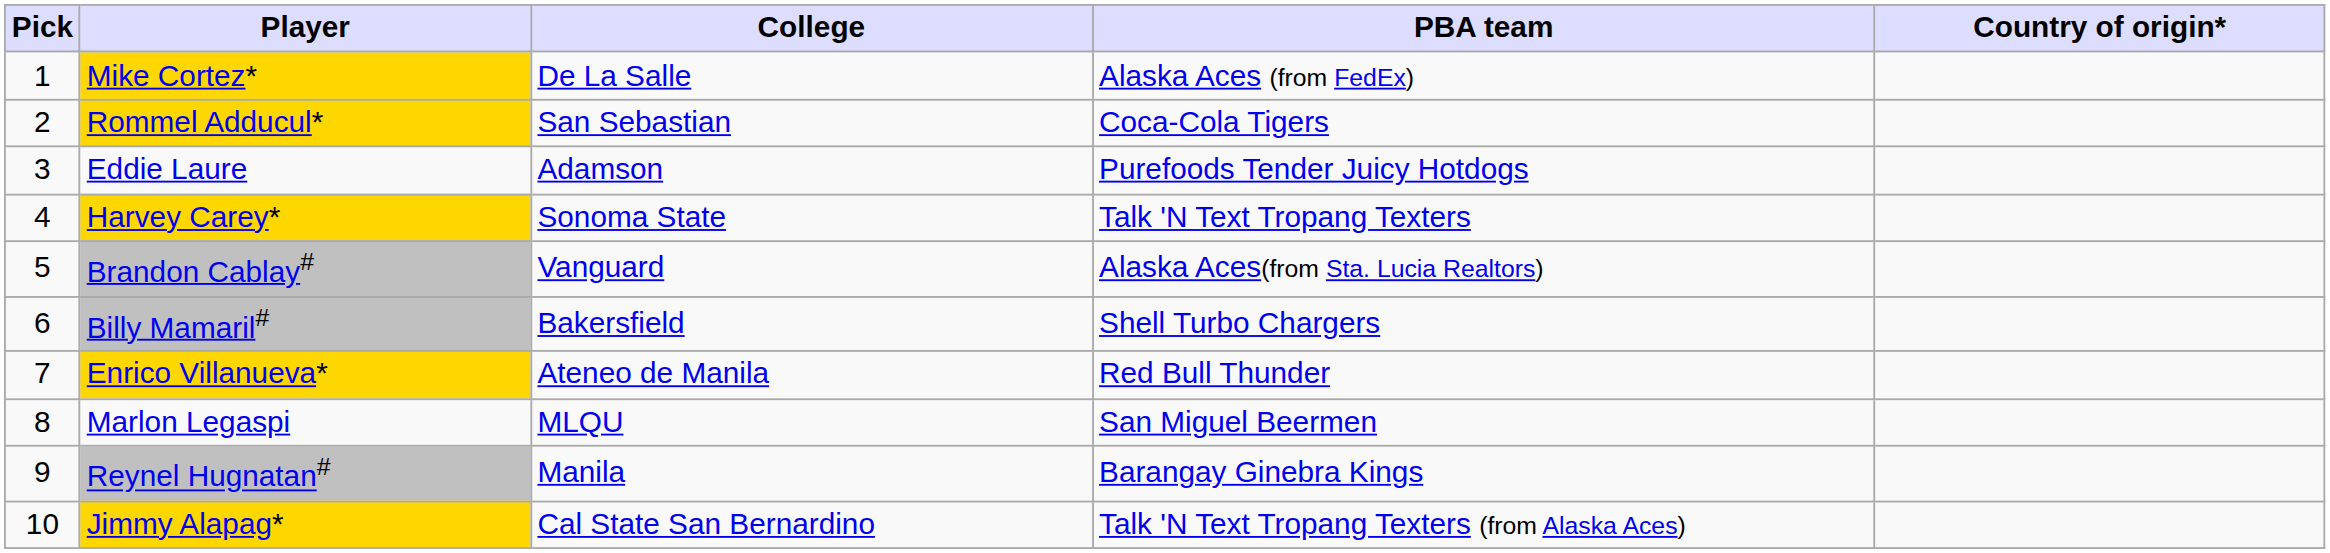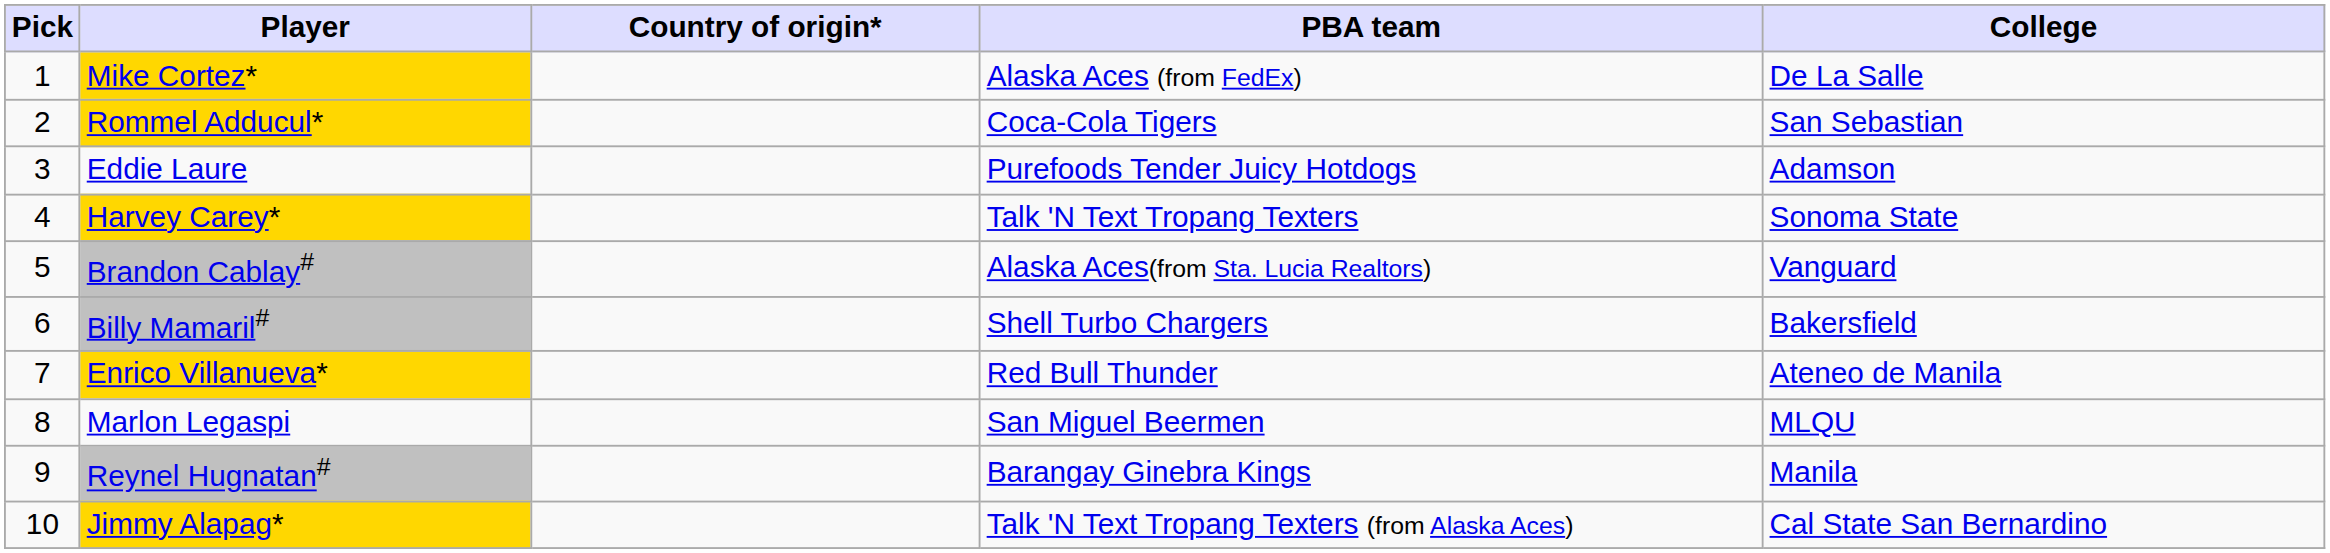columns swapped: (2100, 28) <-> (811, 28)
